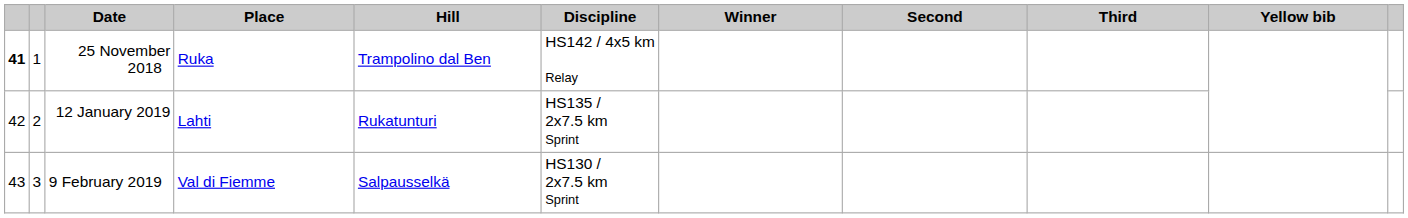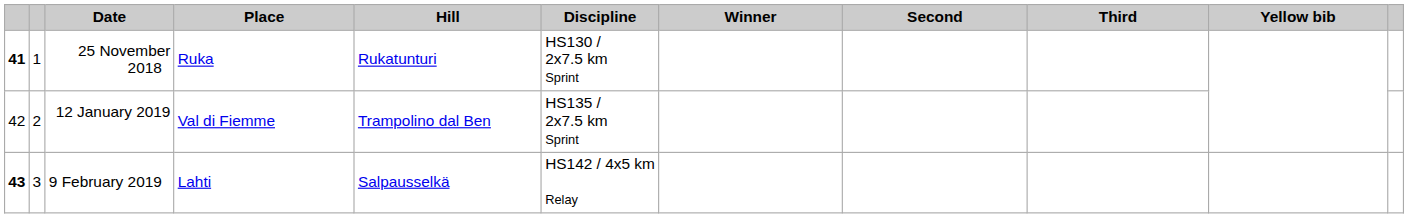(424, 59) Trampolino dal Ben -> (397, 59) Rukatunturi
(600, 59) HS142 / 4x5 km Relay -> (581, 59) HS130 / 2x7.5 km Sprint
(194, 121) Lahti -> (226, 121) Val di Fiemme
(397, 121) Rukatunturi -> (424, 121) Trampolino dal Ben
(17, 182) normal -> (17, 182) bold
(226, 182) Val di Fiemme -> (194, 182) Lahti
(581, 182) HS130 / 2x7.5 km Sprint -> (600, 182) HS142 / 4x5 km Relay
